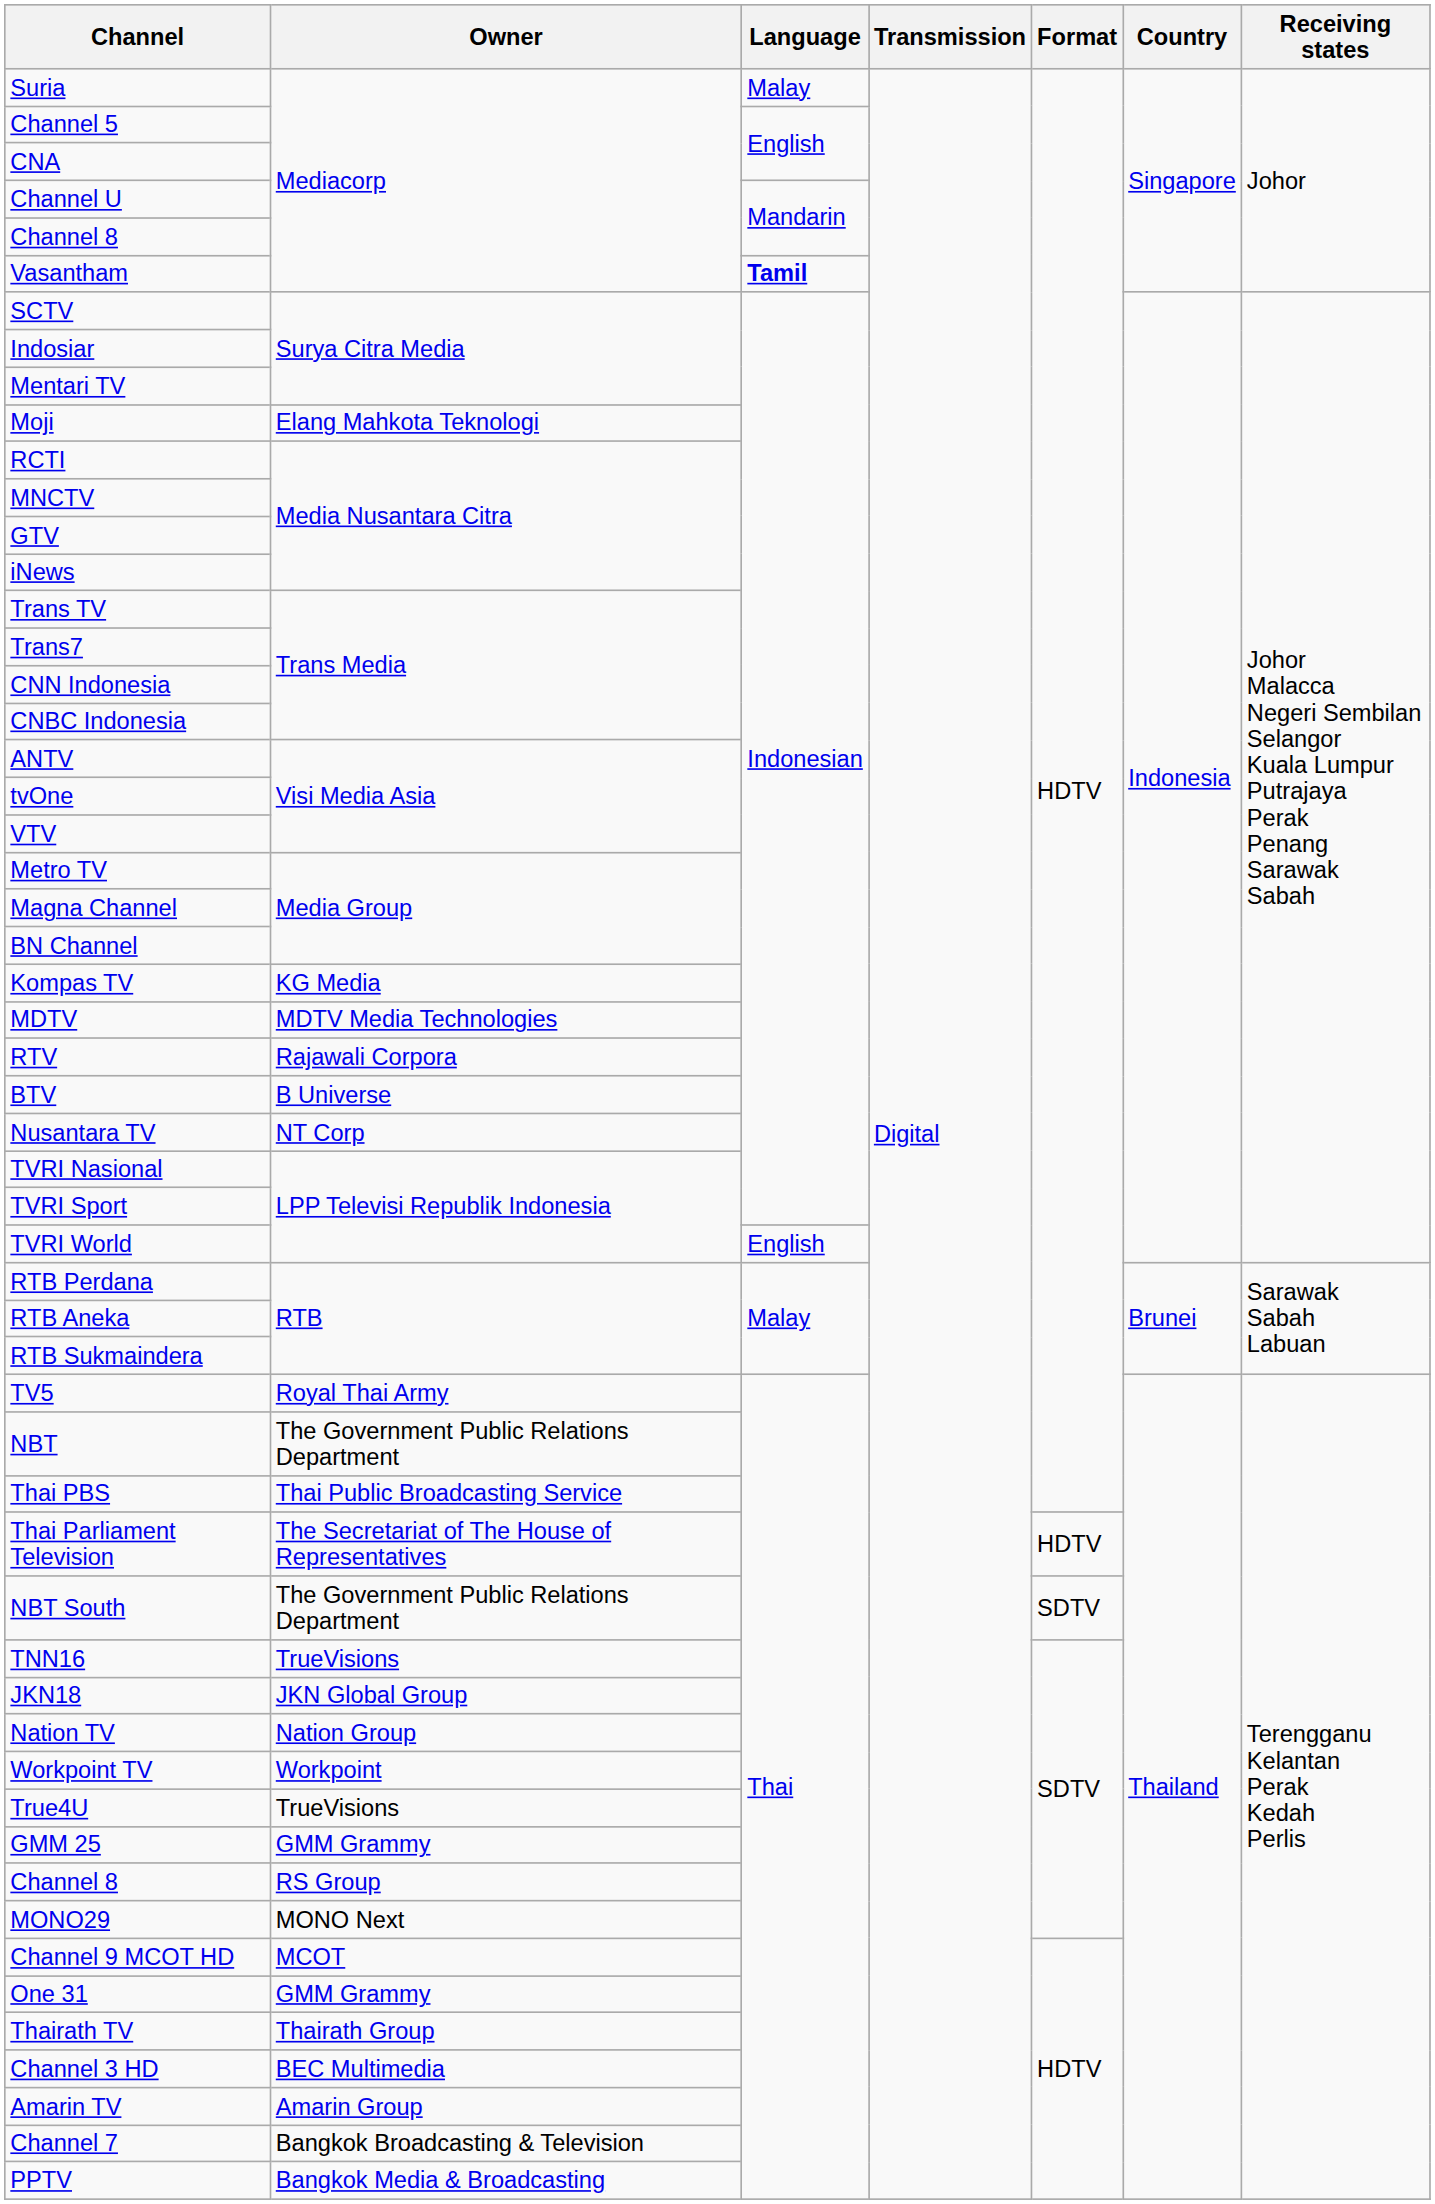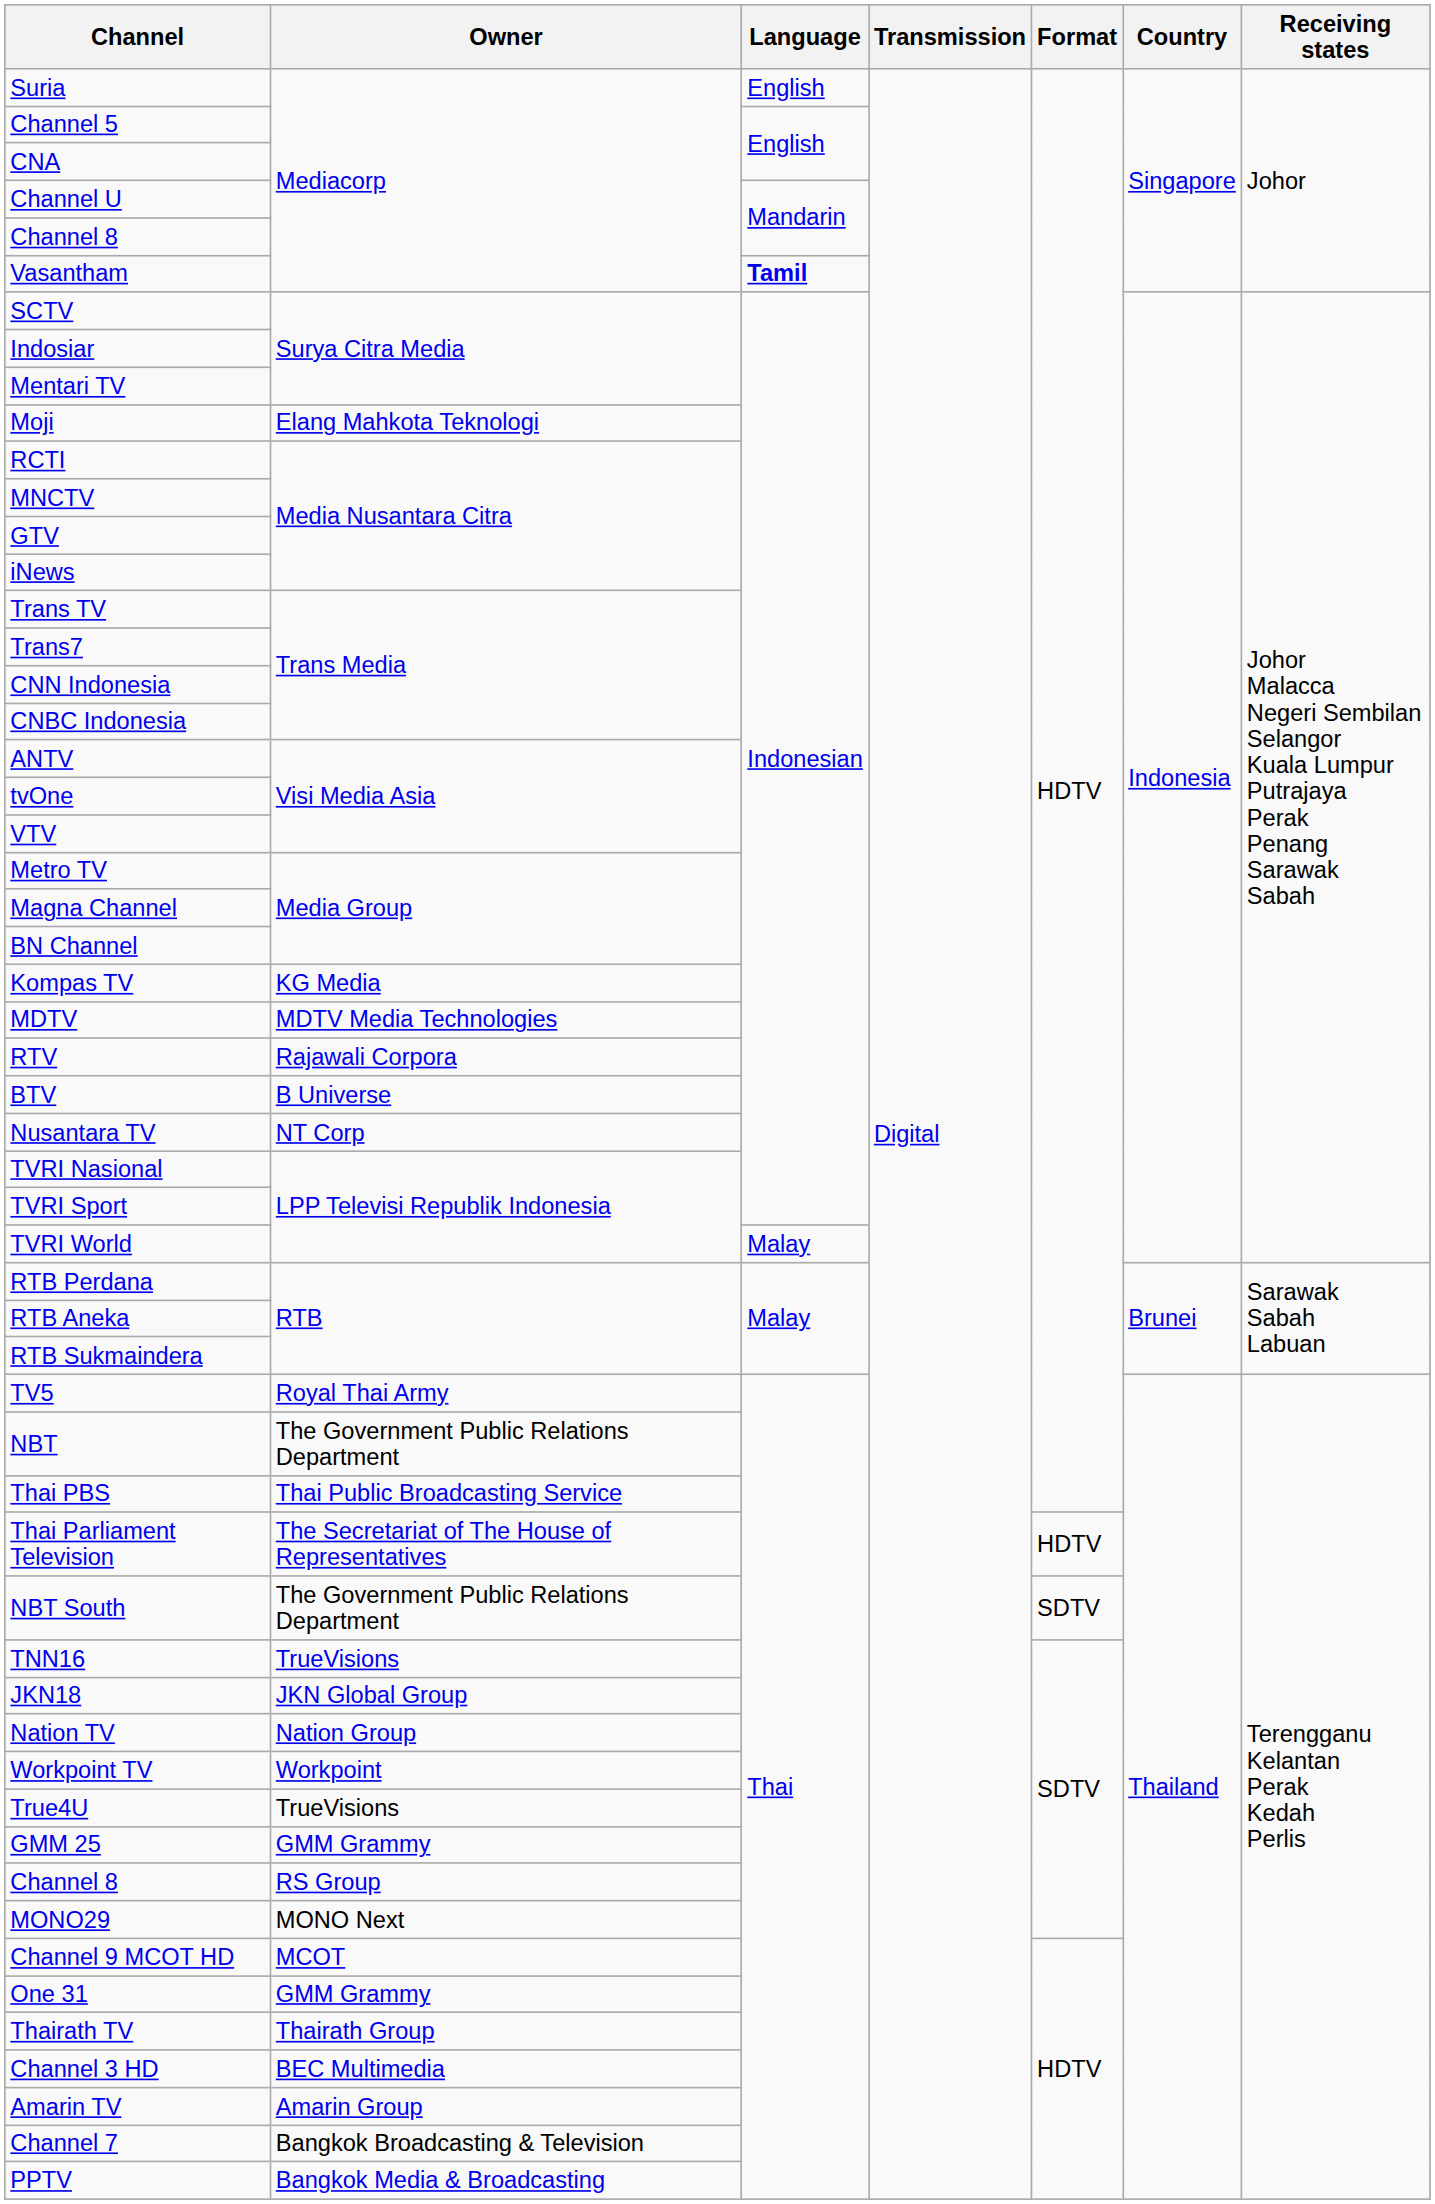(779, 87) Malay -> (786, 87) English
(786, 1244) English -> (779, 1244) Malay
